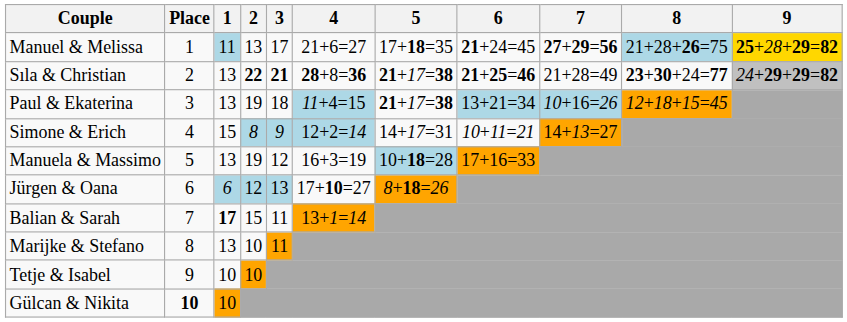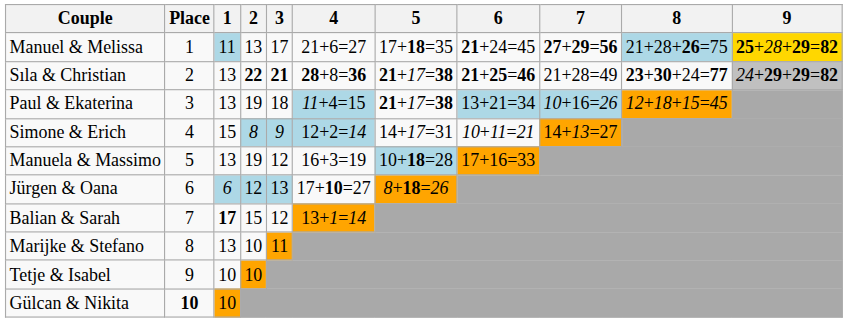(280, 217) 11 -> (280, 217) 12
